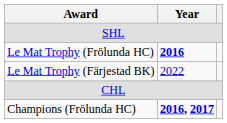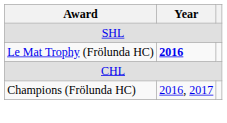- row: (81, 71)
(187, 109) bold -> (186, 90) normal
